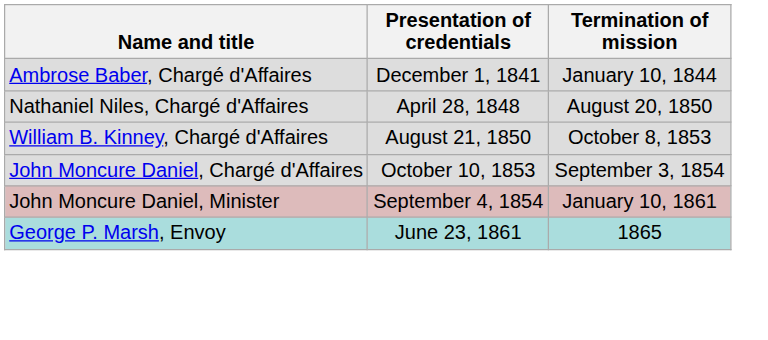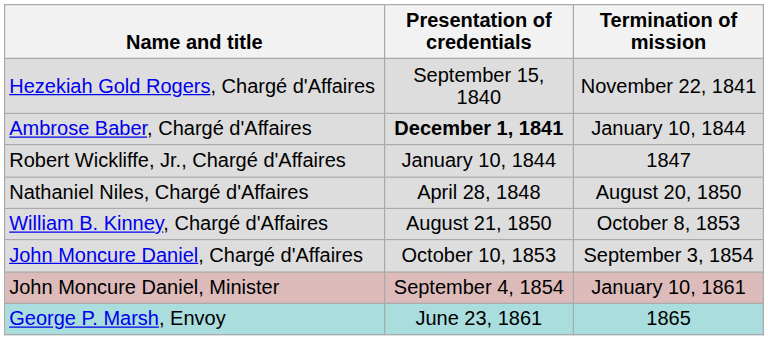+ row: (192, 85)
(458, 74) normal -> (479, 128) bold
+ row: (178, 160)
